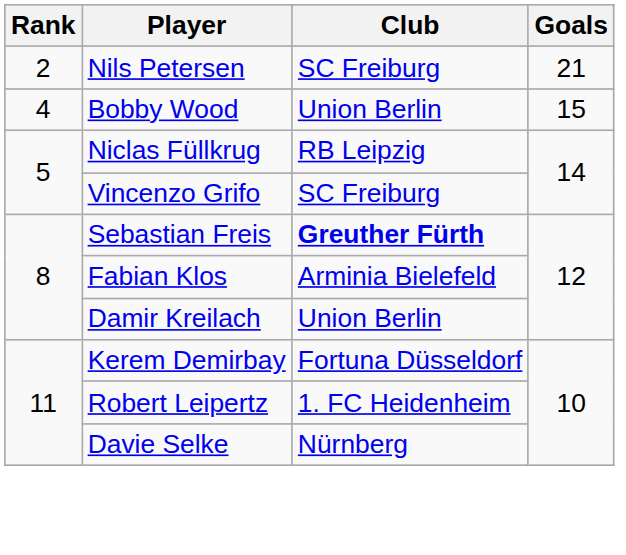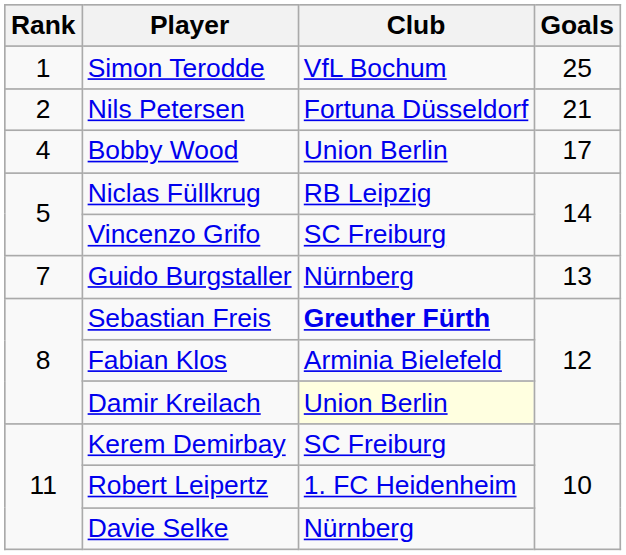+ row: (176, 67)
(369, 67) SC Freiburg -> (416, 109) Fortuna Düsseldorf
(571, 109) 15 -> (577, 151) 17
+ row: (190, 276)
(370, 318) no background -> (376, 402) lightyellow background
(410, 360) Fortuna Düsseldorf -> (375, 444) SC Freiburg
